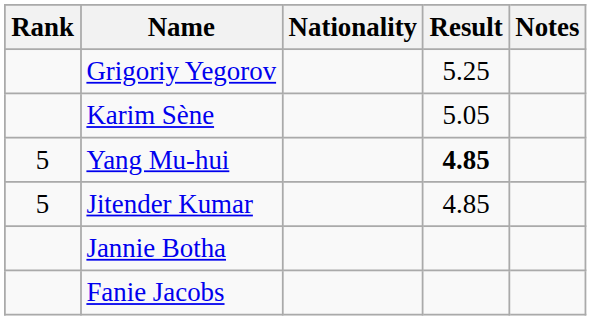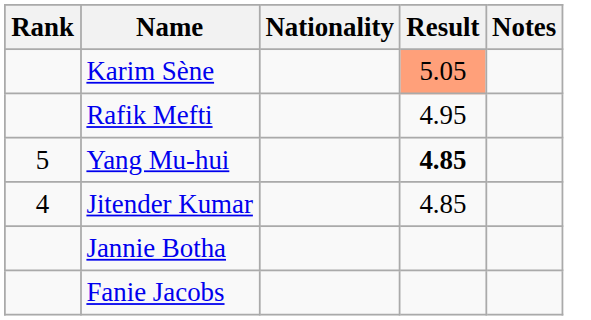- row: (181, 71)
(466, 115) no background -> (443, 71) lightsalmon background
+ row: (149, 115)
(43, 204) 5 -> (43, 204) 4
